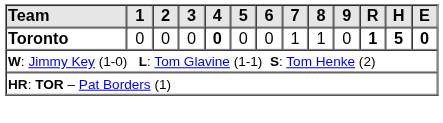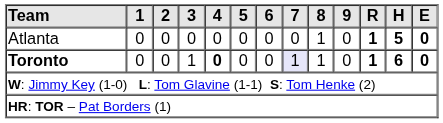+ row: (33, 38)
(192, 38) 0 -> (192, 61) 1
(295, 38) no background -> (295, 61) lavender background
(399, 38) 5 -> (399, 61) 6
